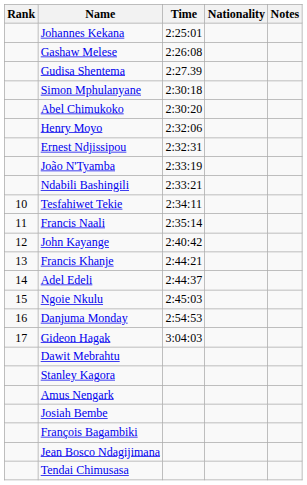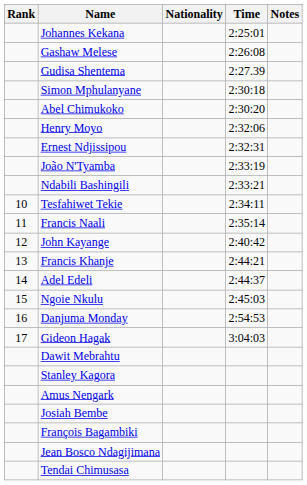columns swapped: (236, 14) <-> (184, 14)
